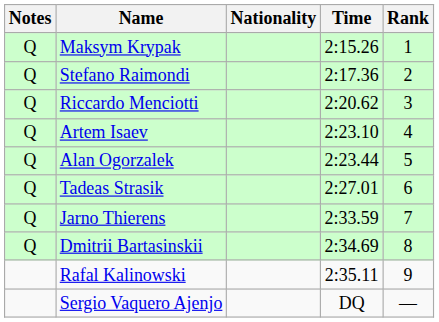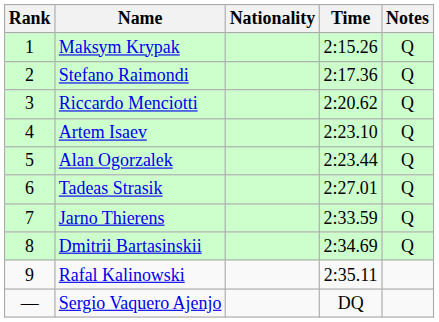columns swapped: (408, 18) <-> (30, 18)
